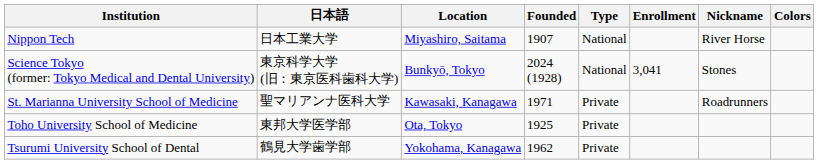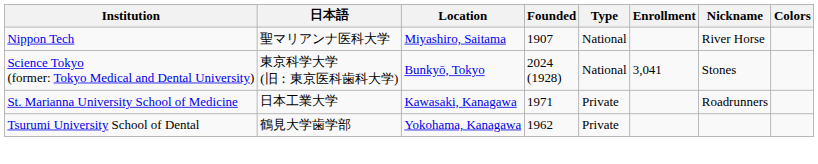(299, 38) 日本工業大学 -> (325, 38) 聖マリアンナ医科大学
(325, 101) 聖マリアンナ医科大学 -> (299, 101) 日本工業大学
- row: (102, 124)
